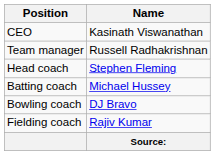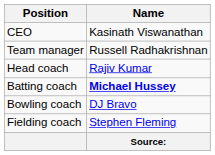(133, 68) Stephen Fleming -> (121, 68) Rajiv Kumar
(130, 86) normal -> (132, 86) bold
(121, 123) Rajiv Kumar -> (133, 123) Stephen Fleming
